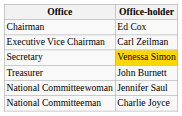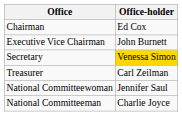(143, 42) Carl Zeilman -> (142, 42) John Burnett
(142, 73) John Burnett -> (143, 73) Carl Zeilman
